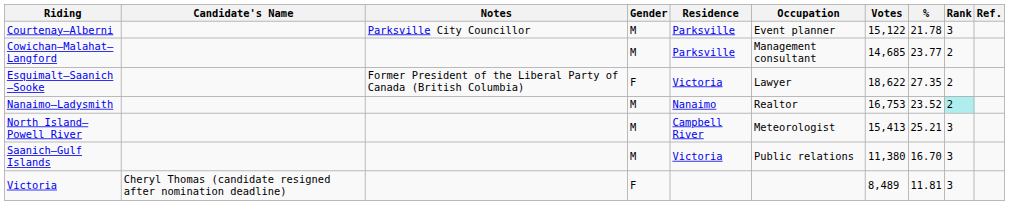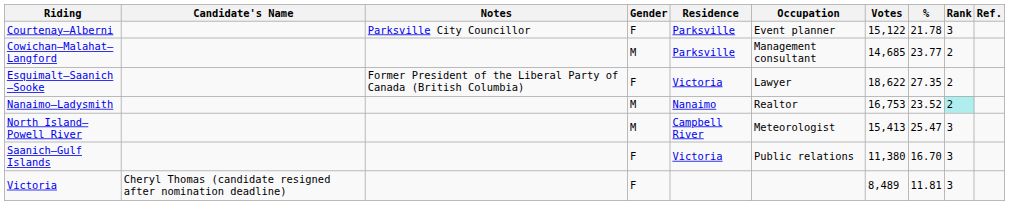(633, 30) M -> (633, 30) F
(926, 128) 25.21 -> (926, 128) 25.47
(633, 157) M -> (633, 157) F
